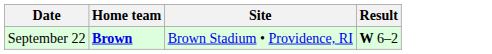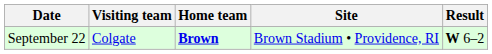+ column: (132, 15)
